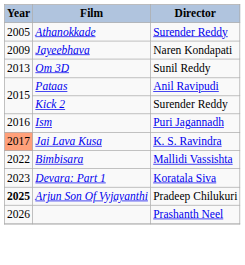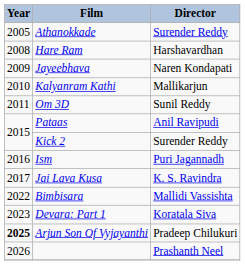+ row: (59, 50)
+ row: (76, 86)
(19, 68) 2013 -> (18, 104) 2011
(19, 141) lightsalmon background -> (19, 178) no background
